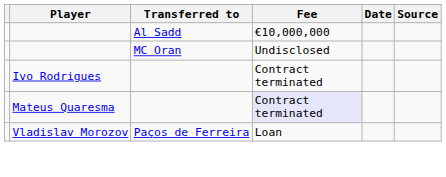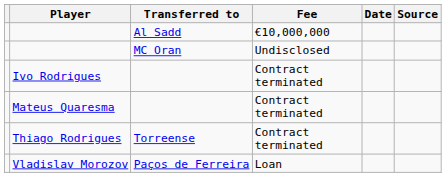(289, 107) lavender background -> (289, 107) no background
+ row: (67, 138)
